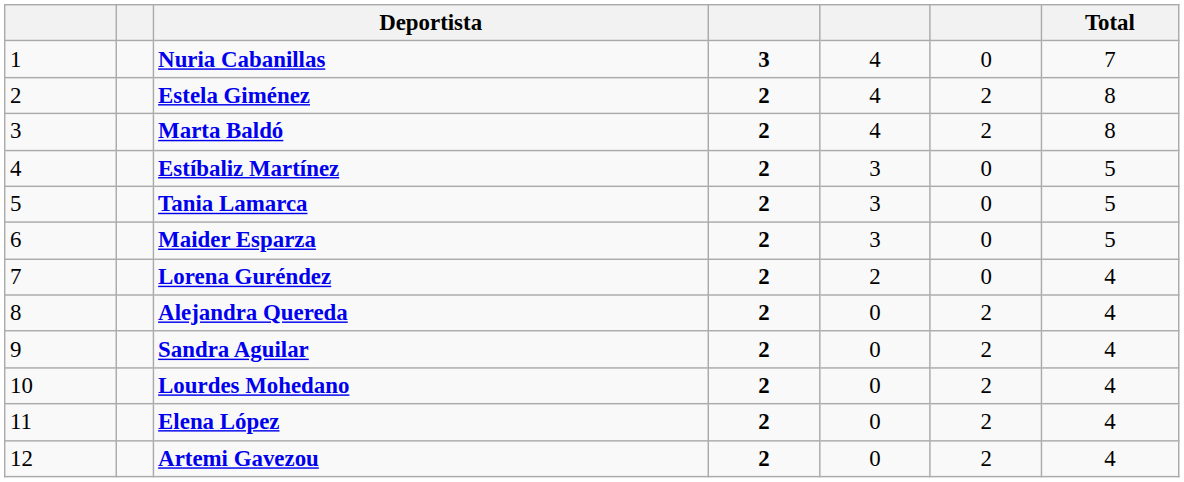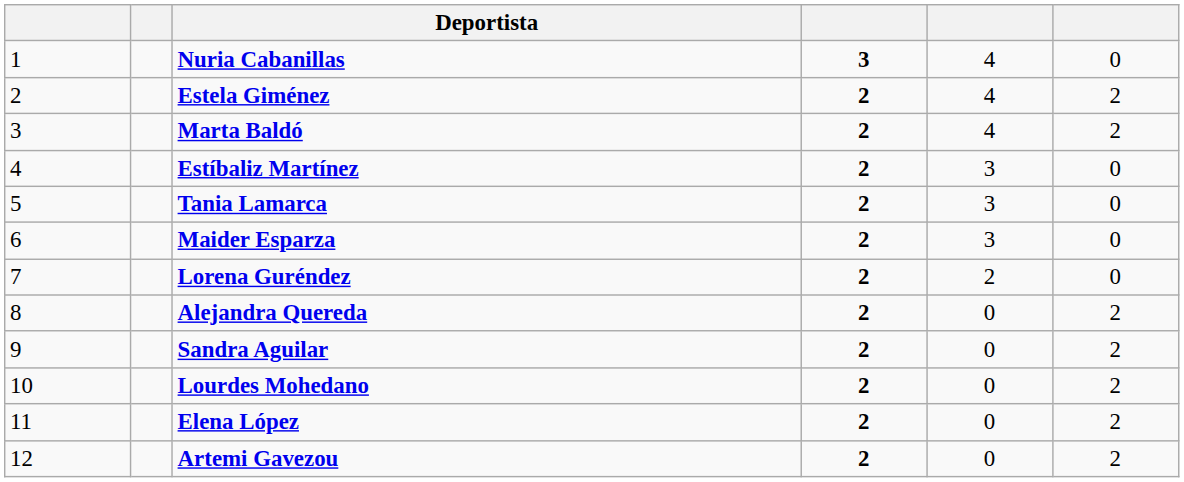- column: (1110, 22)
